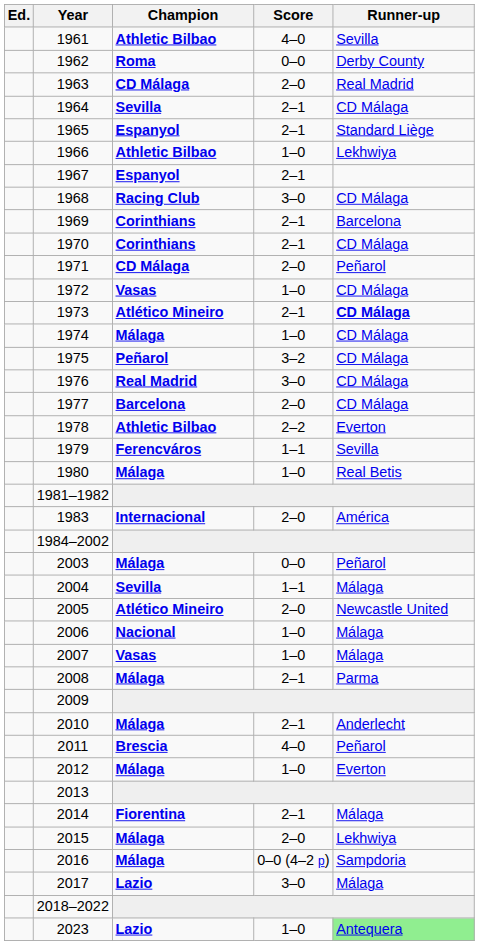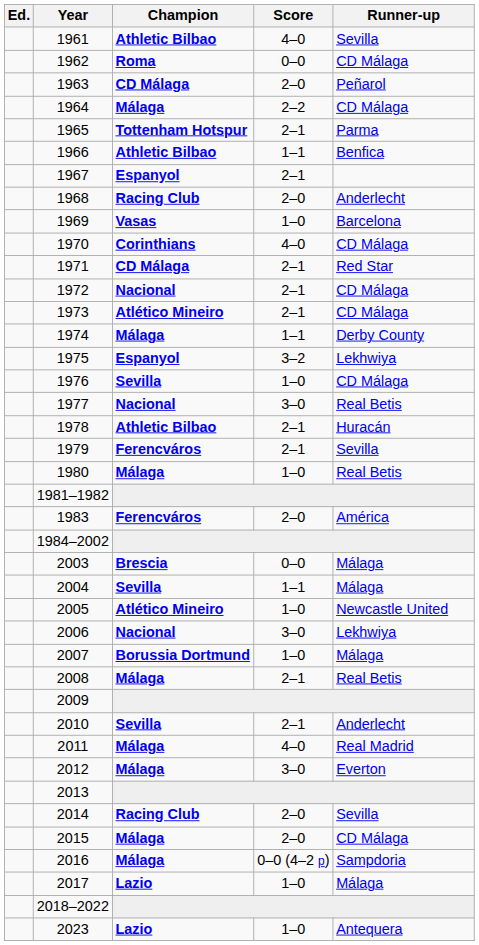(380, 61) Derby County -> (372, 61) CD Málaga
(375, 84) Real Madrid -> (361, 84) Peñarol
(138, 107) Sevilla -> (140, 107) Málaga
(293, 107) 2–1 -> (293, 107) 2–2
(148, 130) Espanyol -> (181, 130) Tottenham Hotspur
(385, 130) Standard Liège -> (357, 130) Parma
(293, 152) 1–0 -> (293, 152) 1–1
(366, 152) Lekhwiya -> (360, 152) Benfica
(293, 198) 3–0 -> (293, 198) 2–0
(372, 198) CD Málaga -> (371, 198) Anderlecht
(156, 221) Corinthians -> (136, 221) Vasas
(293, 221) 2–1 -> (293, 221) 1–0
(293, 244) 2–1 -> (293, 244) 4–0
(293, 267) 2–0 -> (293, 267) 2–1
(361, 267) Peñarol -> (365, 267) Red Star
(136, 289) Vasas -> (146, 289) Nacional
(293, 289) 1–0 -> (293, 289) 2–1
(373, 312) bold -> (372, 312) normal
(293, 335) 1–0 -> (293, 335) 1–1
(372, 335) CD Málaga -> (380, 335) Derby County
(142, 358) Peñarol -> (148, 358) Espanyol
(372, 358) CD Málaga -> (366, 358) Lekhwiya
(156, 381) Real Madrid -> (138, 381) Sevilla
(293, 381) 3–0 -> (293, 381) 1–0
(150, 404) Barcelona -> (146, 404) Nacional
(293, 404) 2–0 -> (293, 404) 3–0
(372, 404) CD Málaga -> (369, 404) Real Betis
(293, 426) 2–2 -> (293, 426) 2–1
(361, 426) Everton -> (363, 426) Huracán
(293, 449) 1–1 -> (293, 449) 2–1
(160, 518) Internacional -> (158, 518) Ferencváros
(140, 564) Málaga -> (142, 564) Brescia
(361, 564) Peñarol -> (360, 564) Málaga
(293, 609) 2–0 -> (293, 609) 1–0
(293, 632) 1–0 -> (293, 632) 3–0
(360, 632) Málaga -> (366, 632) Lekhwiya
(136, 655) Vasas -> (183, 655) Borussia Dortmund
(357, 678) Parma -> (369, 678) Real Betis
(140, 723) Málaga -> (138, 723) Sevilla
(142, 746) Brescia -> (140, 746) Málaga
(361, 746) Peñarol -> (375, 746) Real Madrid
(293, 769) 1–0 -> (293, 769) 3–0
(150, 815) Fiorentina -> (158, 815) Racing Club
(293, 815) 2–1 -> (293, 815) 2–0
(360, 815) Málaga -> (357, 815) Sevilla
(366, 838) Lekhwiya -> (372, 838) CD Málaga
(293, 883) 3–0 -> (293, 883) 1–0
(369, 929) lightgreen background -> (369, 929) no background
